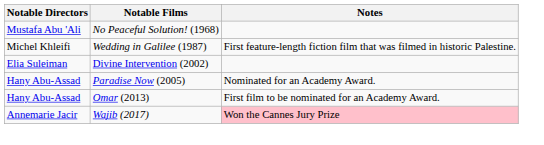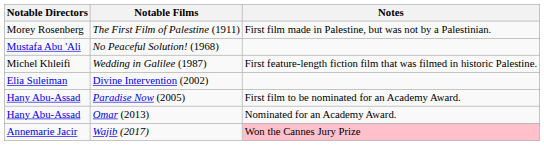+ row: (166, 30)
(300, 81) Nominated for an Academy Award. -> (353, 98) First film to be nominated for an Academy Award.
(332, 98) First film to be nominated for an Academy Award. -> (321, 115) Nominated for an Academy Award.
